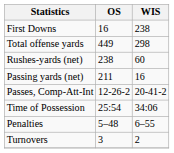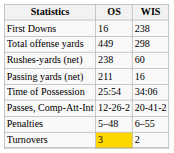rows swapped: (50, 92) <-> (46, 108)
(101, 140) no background -> (101, 140) gold background
